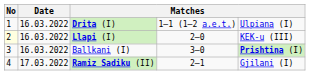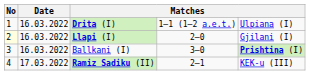(267, 37) KEK-u (III) -> (267, 37) Gjilani (I)
(267, 63) Gjilani (I) -> (267, 63) KEK-u (III)
